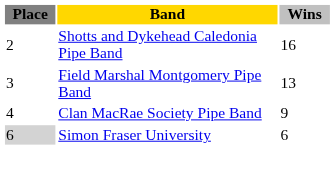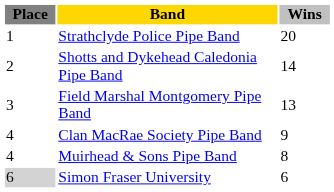+ row: (149, 35)
(288, 44) 16 -> (288, 66) 14
+ row: (148, 156)
